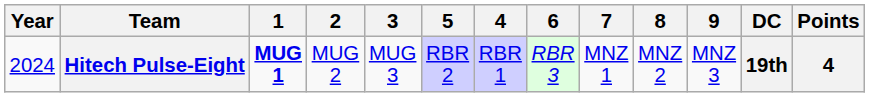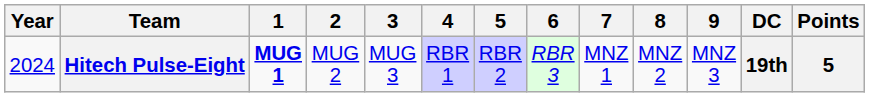columns swapped: (500, 20) <-> (448, 20)
(828, 64) 4 -> (828, 64) 5
